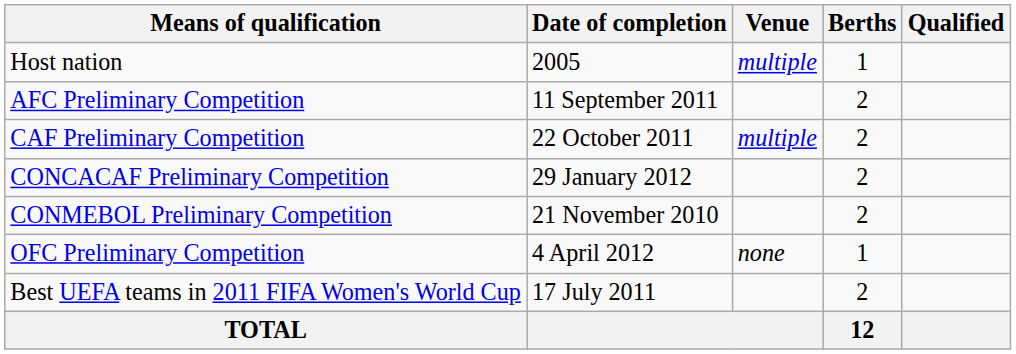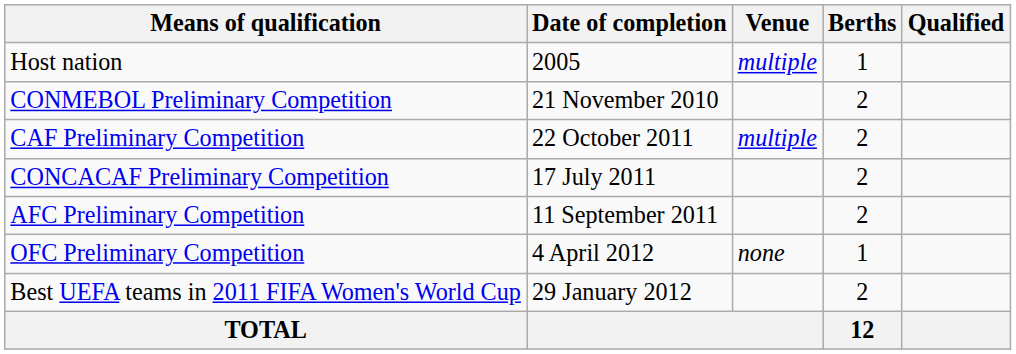rows swapped: (157, 100) <-> (201, 215)
(612, 176) 29 January 2012 -> (594, 176) 17 July 2011
(594, 291) 17 July 2011 -> (612, 291) 29 January 2012
